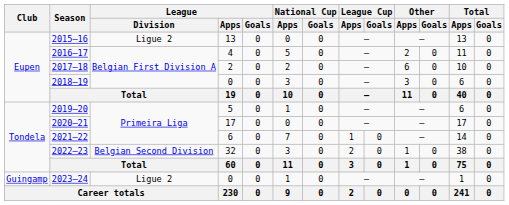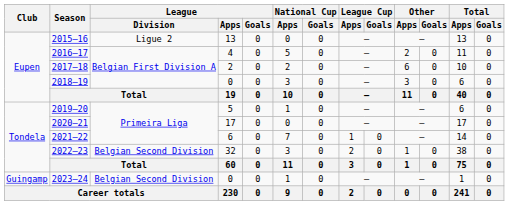(154, 179) Ligue 2 -> (154, 179) Belgian Second Division
